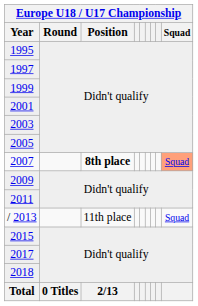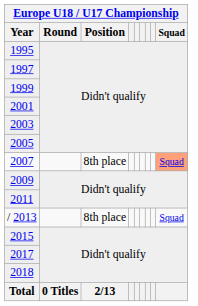(108, 161) bold -> (105, 161) normal
(108, 217) 11th place -> (105, 217) 8th place
